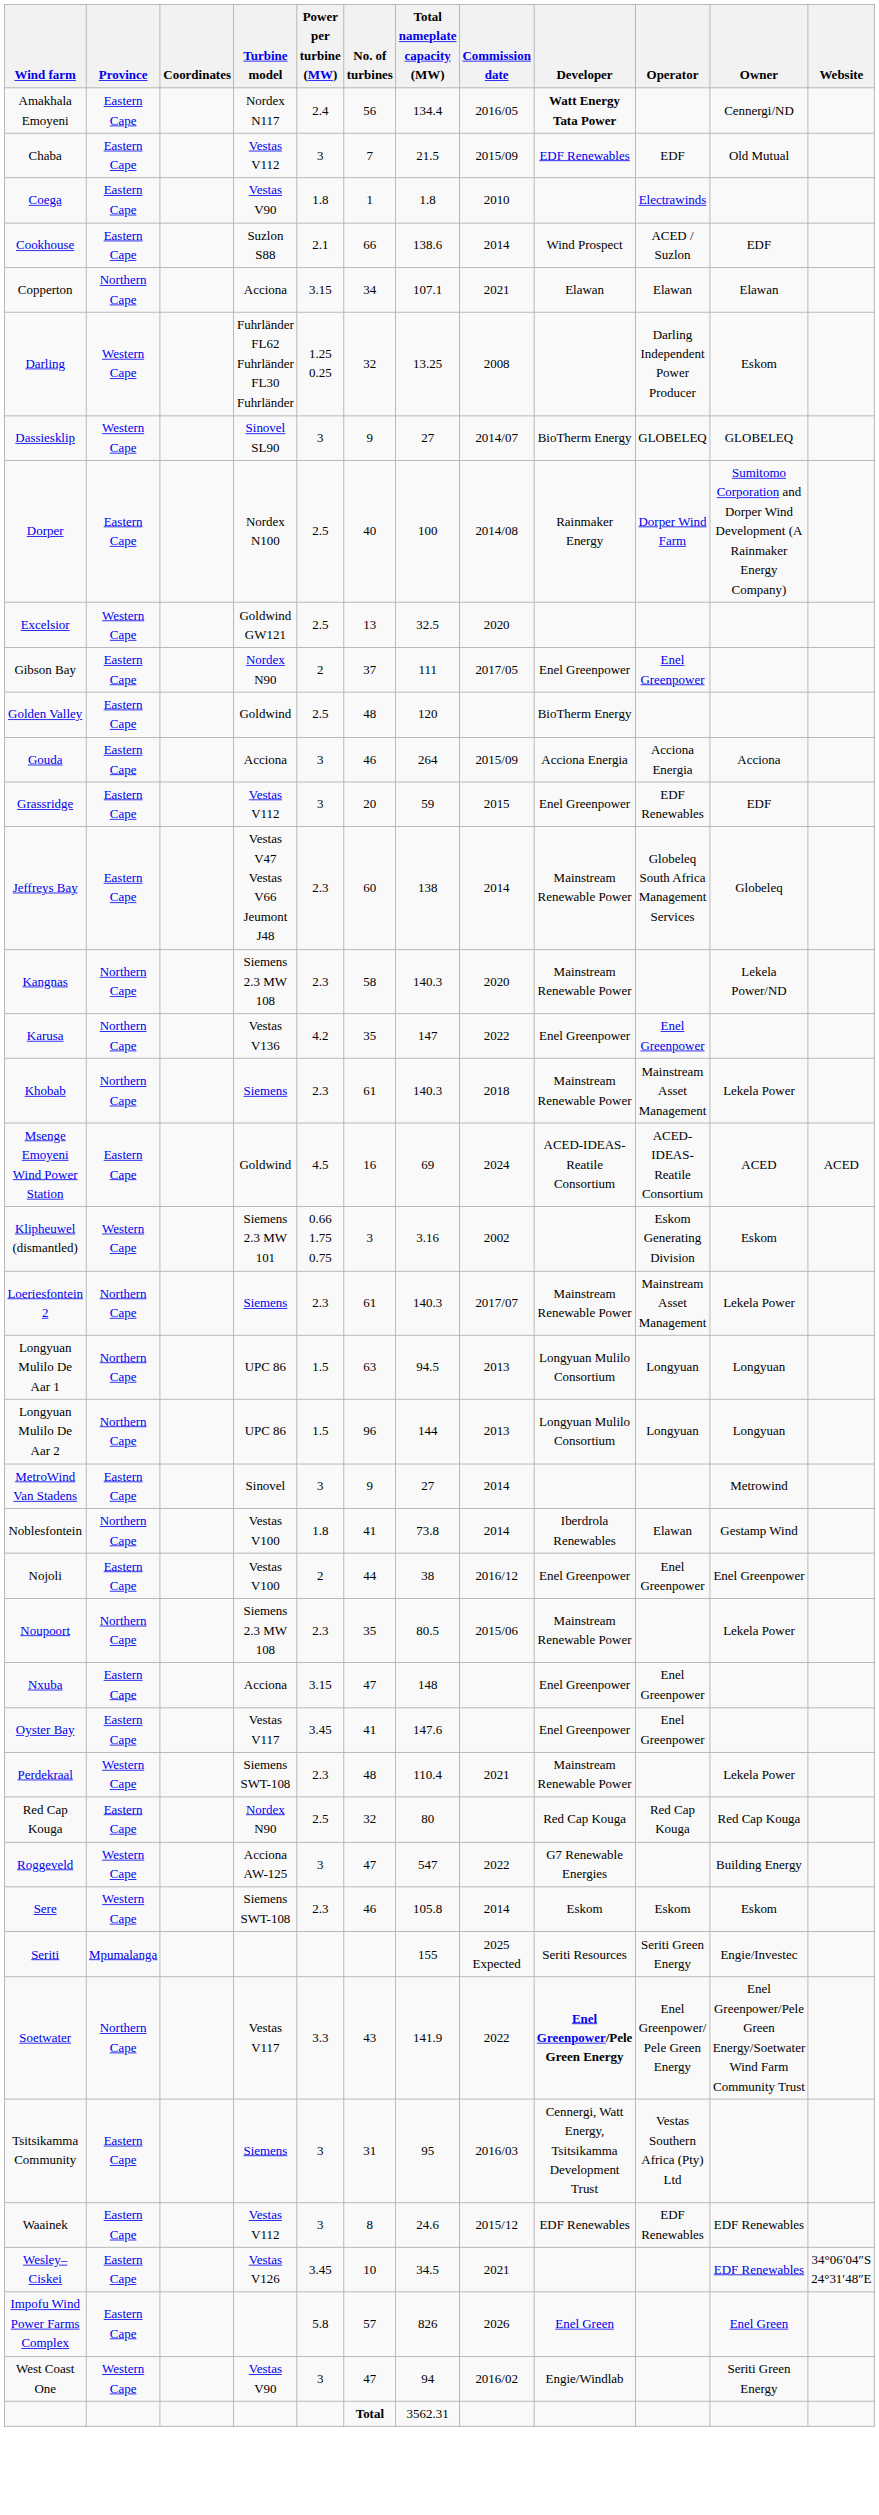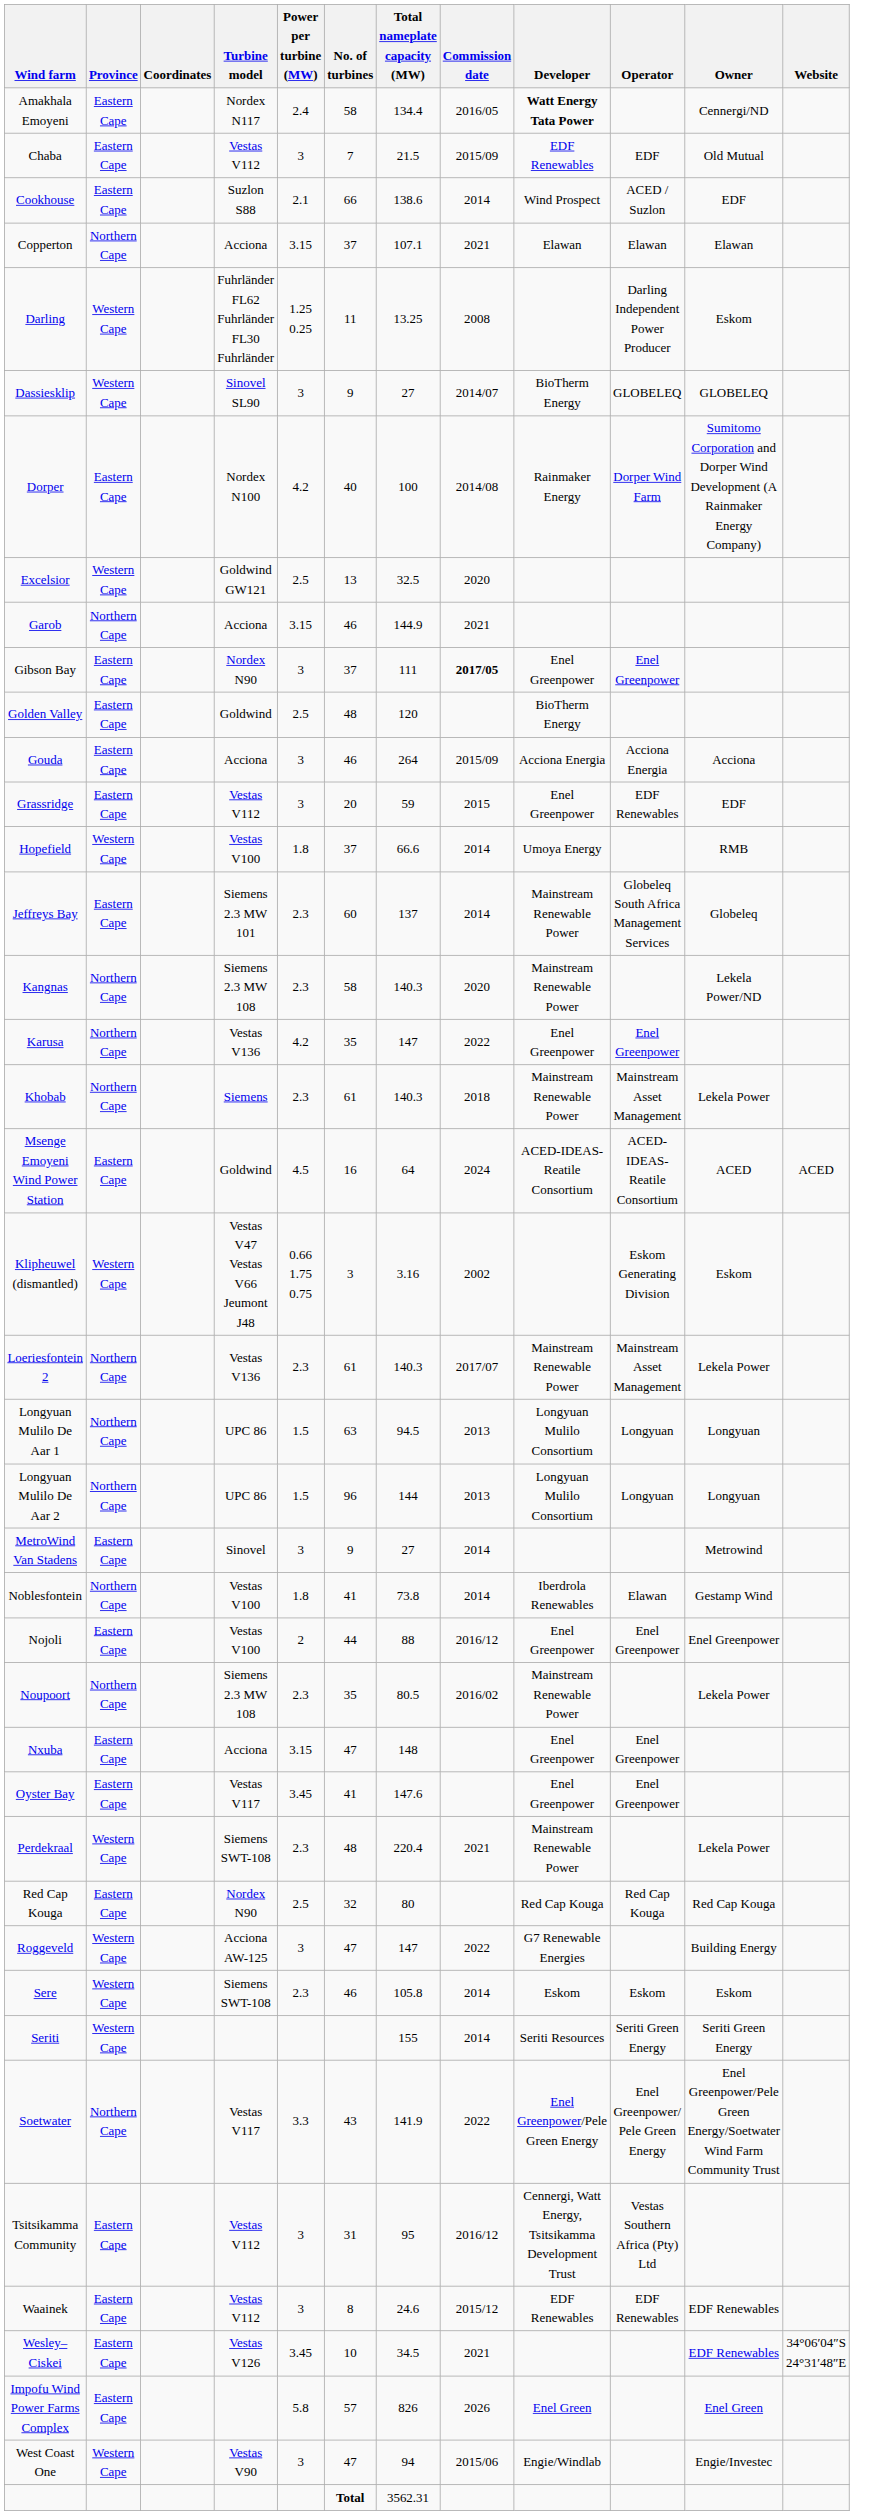(370, 110) 56 -> (350, 110) 58
- row: (45, 200)
(370, 290) 34 -> (350, 245) 37
(370, 364) 32 -> (350, 319) 11
(320, 531) 2.5 -> (301, 486) 4.2
+ row: (45, 625)
(320, 669) 2 -> (301, 669) 3
(497, 669) normal -> (477, 669) bold
+ row: (45, 849)
(265, 888) Vestas V47 Vestas V66 Jeumont J48 -> (246, 913) Siemens 2.3 MW 101
(428, 888) 138 -> (408, 913) 137
(428, 1164) 69 -> (408, 1170) 64
(265, 1238) Siemens 2.3 MW 101 -> (246, 1273) Vestas V47 Vestas V66 Jeumont J48
(265, 1303) Siemens -> (246, 1367) Vestas V136
(428, 1575) 38 -> (408, 1640) 88
(497, 1630) 2015/06 -> (477, 1694) 2016/02
(428, 1774) 110.4 -> (408, 1848) 220.4
(428, 1864) 547 -> (408, 1948) 147
(123, 1954) Mpumalanga -> (113, 2037) Western Cape
(497, 1954) 2025 Expected -> (477, 2037) 2014
(759, 1954) Engie/Investec -> (734, 2037) Seriti Green Energy
(585, 2037) bold -> (562, 2121) normal
(265, 2150) Siemens -> (246, 2234) Vestas V112
(497, 2150) 2016/03 -> (477, 2234) 2016/12
(497, 2378) 2016/02 -> (477, 2462) 2015/06
(759, 2378) Seriti Green Energy -> (734, 2462) Engie/Investec
